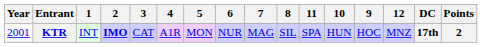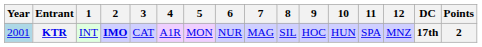columns swapped: (369, 14) <-> (312, 14)
(18, 33) no background -> (18, 33) lightblue background
